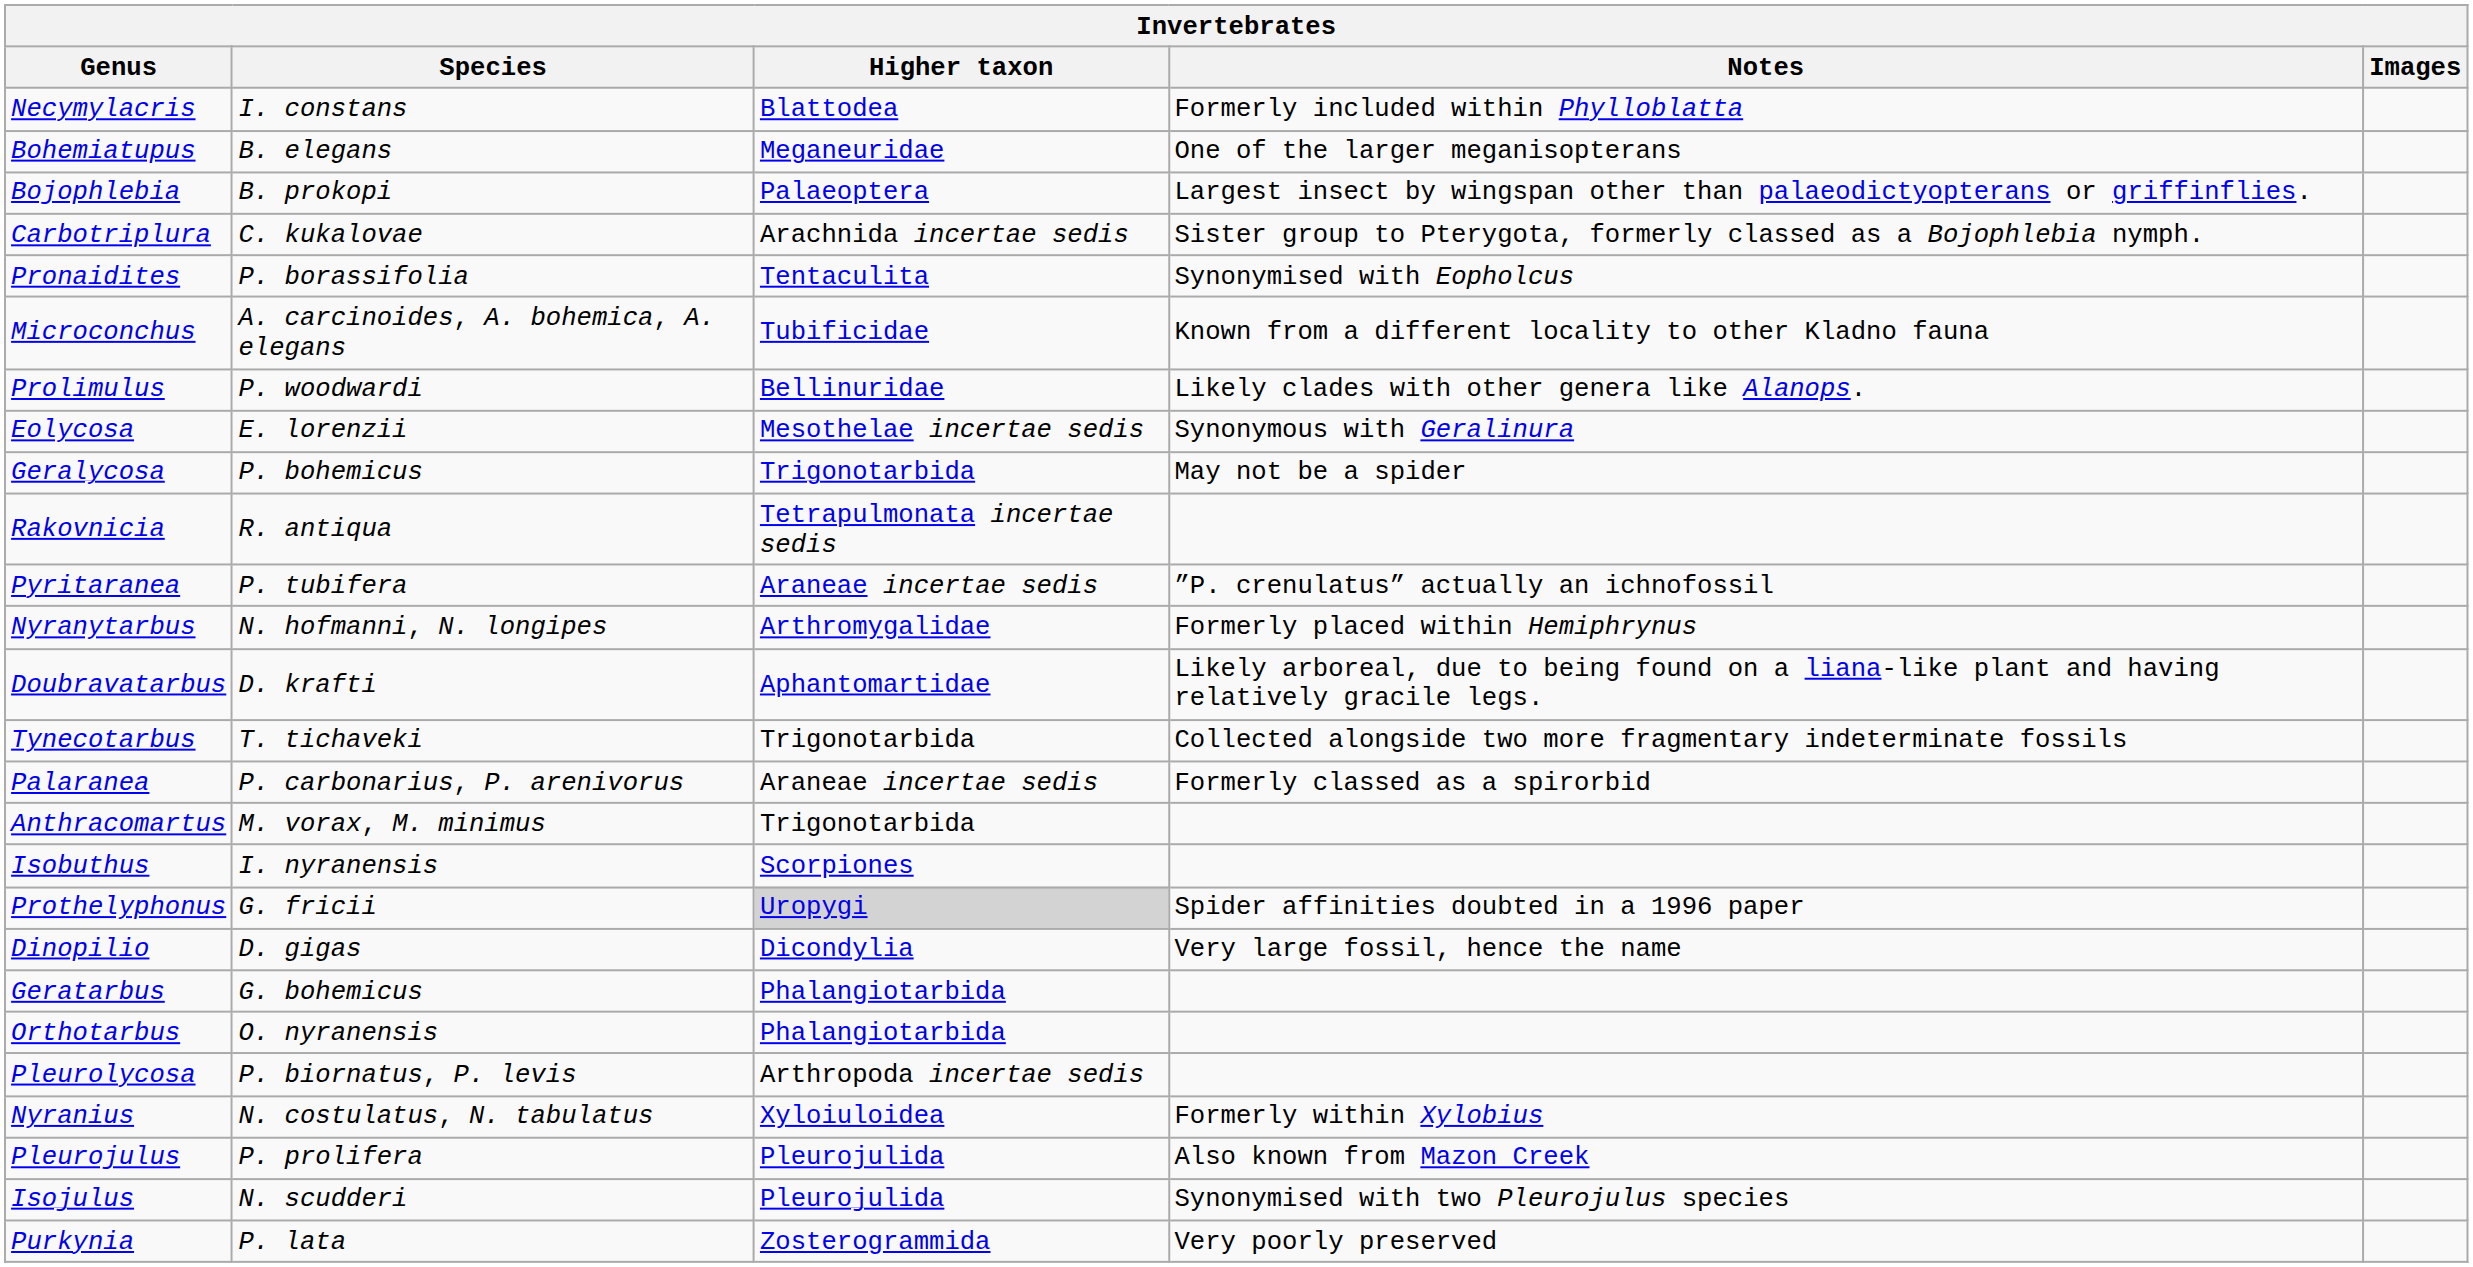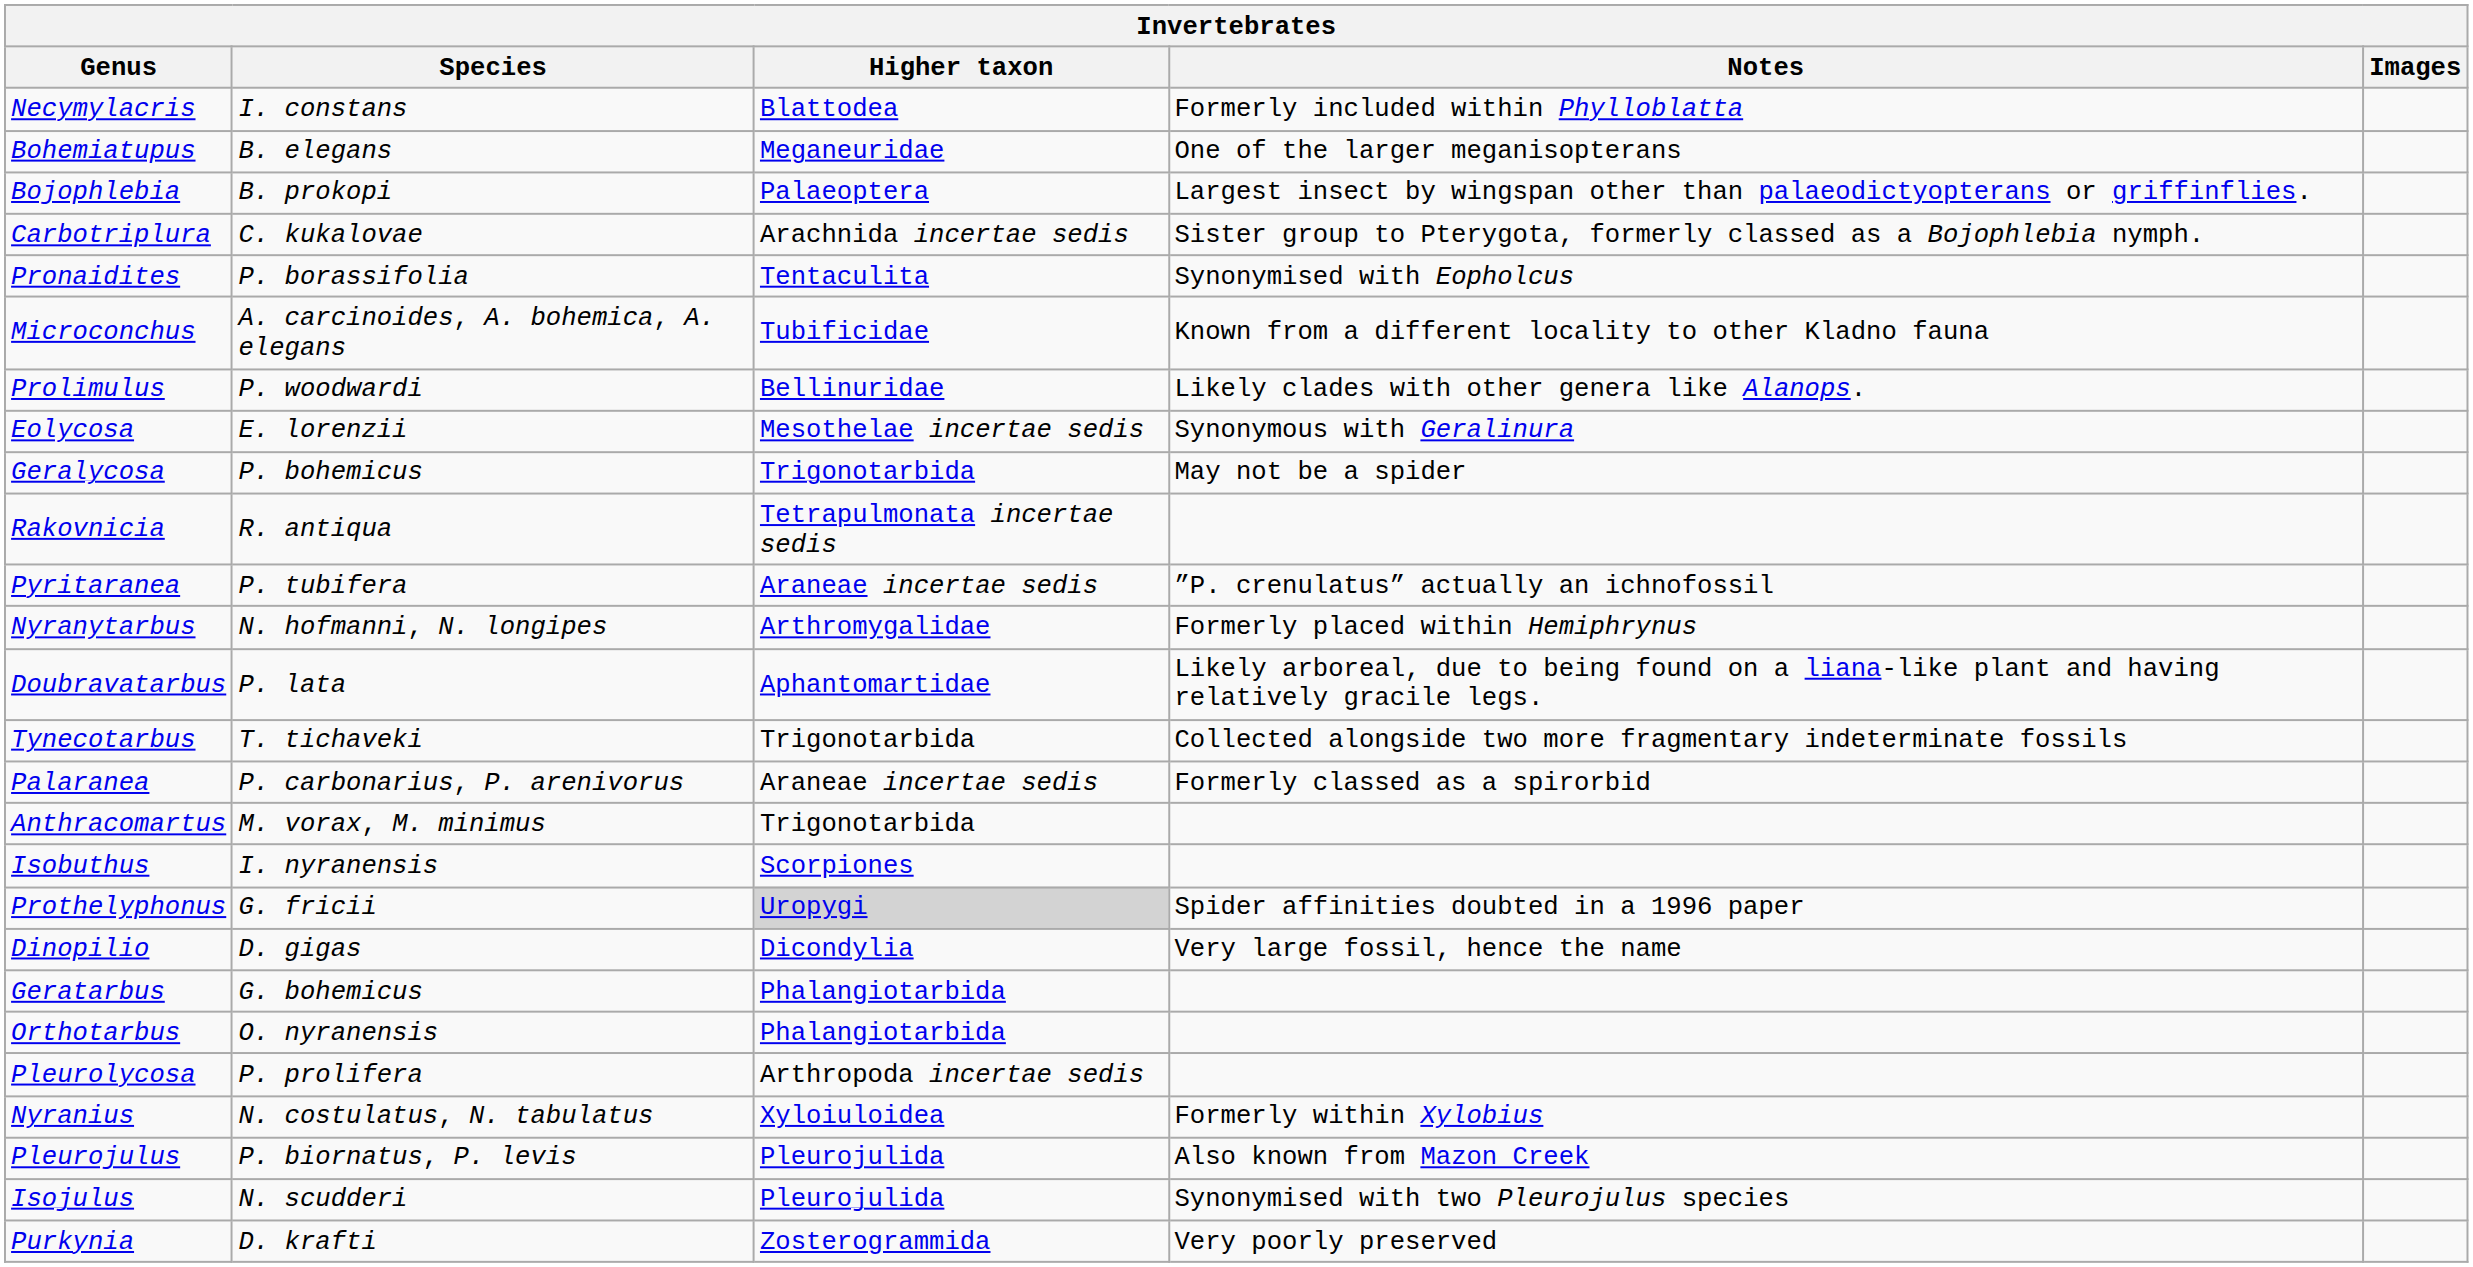(308, 684) D. krafti -> (292, 684) P. lata
(408, 1075) P. biornatus, P. levis -> (331, 1075) P. prolifera
(331, 1158) P. prolifera -> (408, 1158) P. biornatus, P. levis
(292, 1241) P. lata -> (308, 1241) D. krafti
